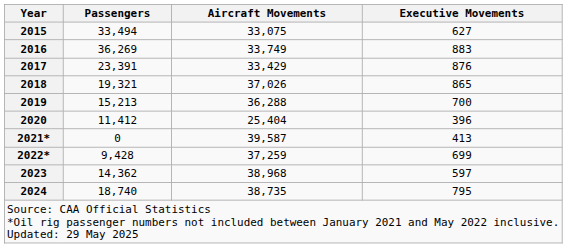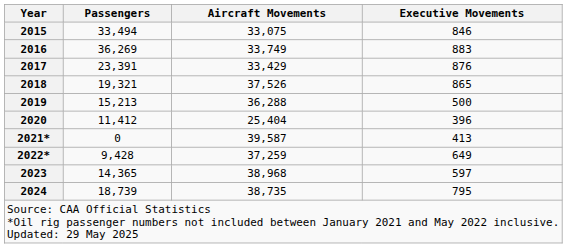(462, 31) 627 -> (462, 31) 846
(267, 85) 37,026 -> (267, 85) 37,526
(462, 102) 700 -> (462, 102) 500
(462, 156) 699 -> (462, 156) 649
(117, 173) 14,362 -> (117, 173) 14,365
(117, 191) 18,740 -> (117, 191) 18,739
